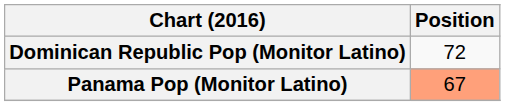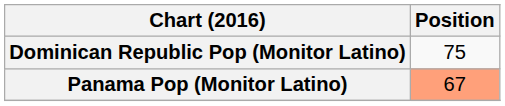(455, 52) 72 -> (455, 52) 75
